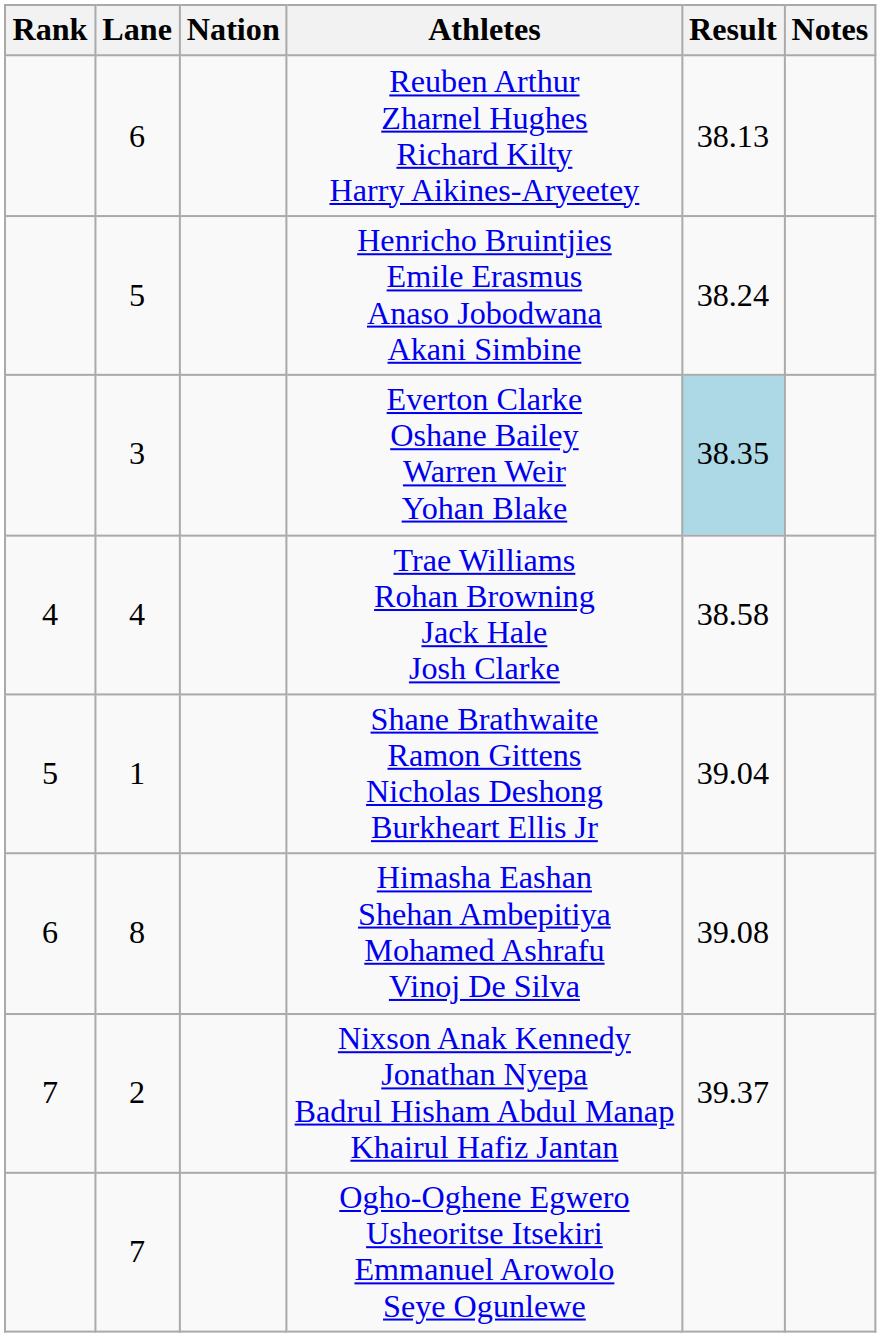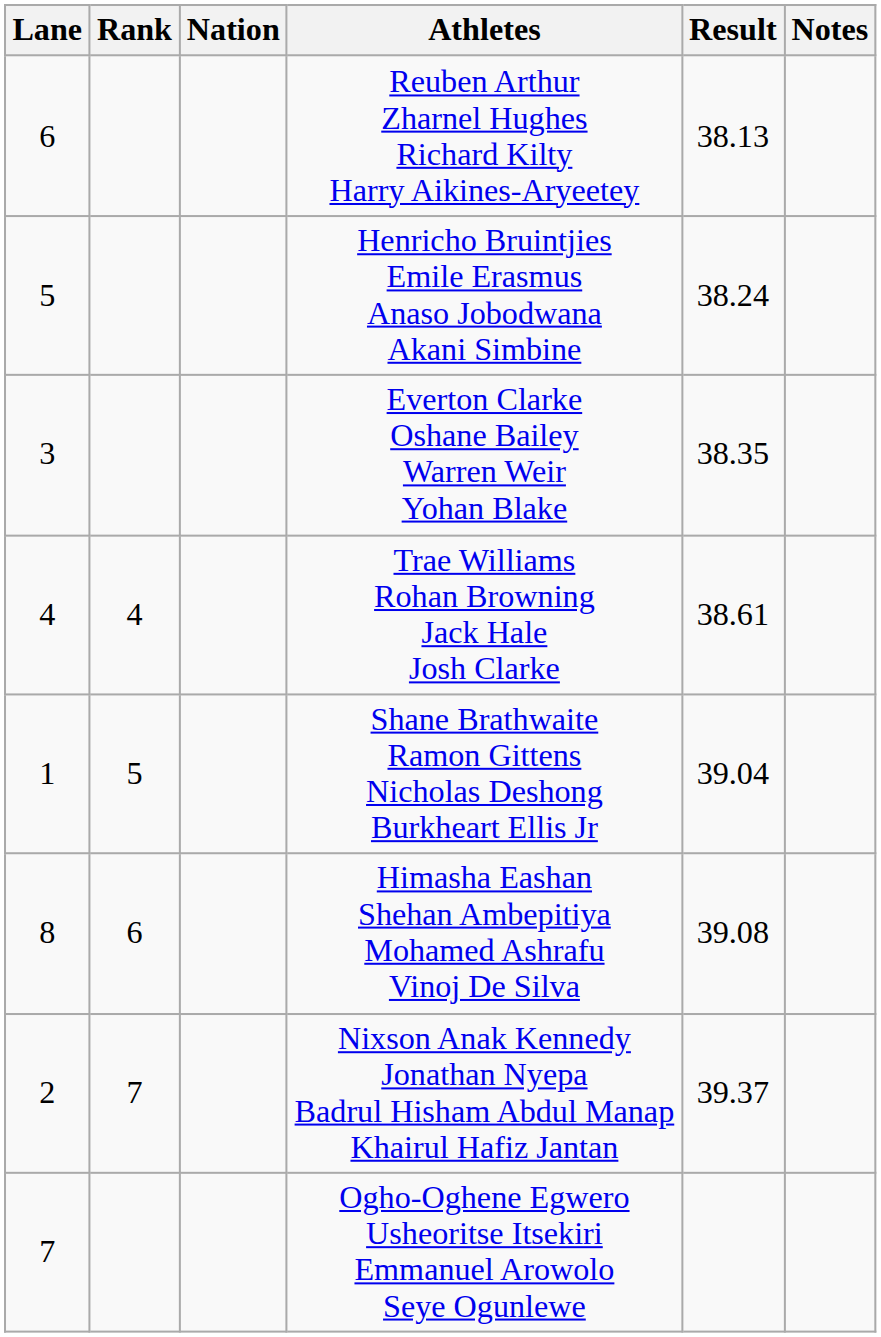columns swapped: (50, 30) <-> (137, 30)
(733, 454) lightblue background -> (733, 454) no background
(733, 613) 38.58 -> (733, 613) 38.61
